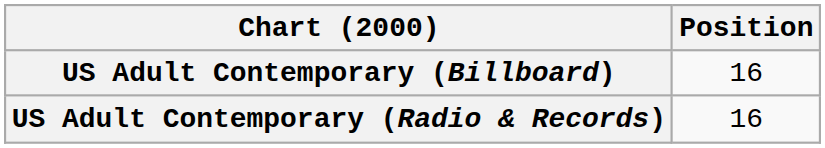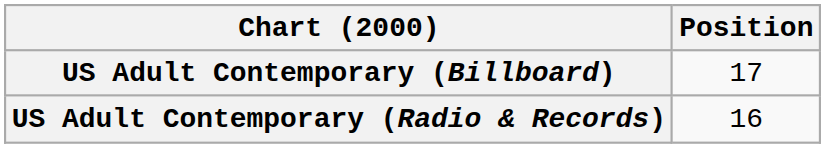(746, 73) 16 -> (746, 73) 17
